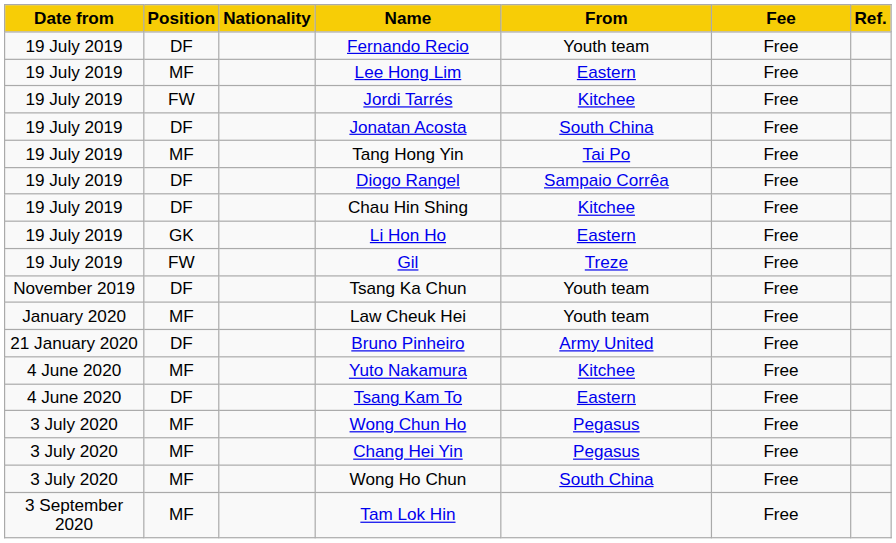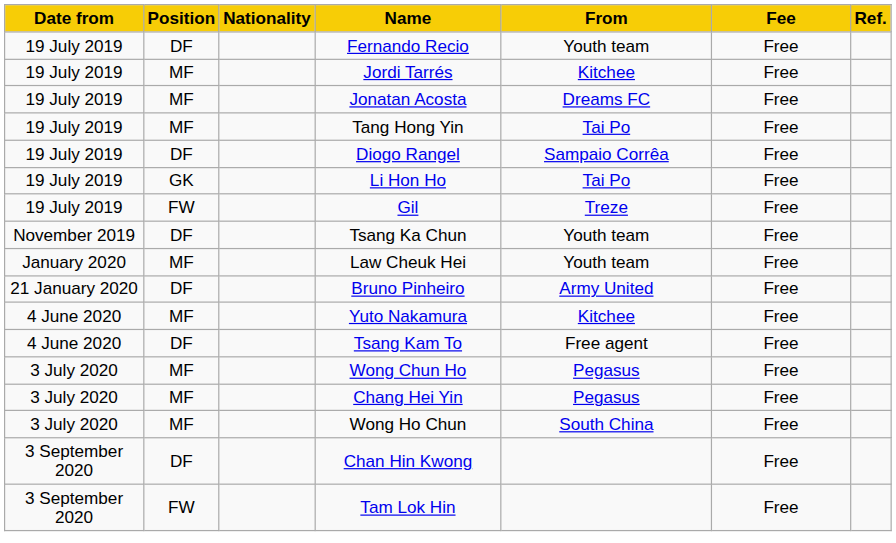- row: (408, 73)
(181, 100) FW -> (181, 73) MF
(181, 127) DF -> (181, 100) MF
(606, 127) South China -> (606, 100) Dreams FC
- row: (408, 208)
(606, 235) Eastern -> (606, 181) Tai Po
(606, 398) Eastern -> (606, 343) Free agent
+ row: (408, 461)
(181, 515) MF -> (181, 507) FW
